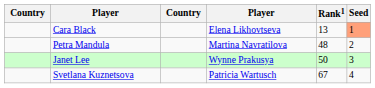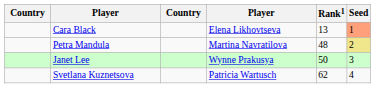(351, 45) no background -> (351, 45) khaki background
(323, 75) 67 -> (323, 75) 62
